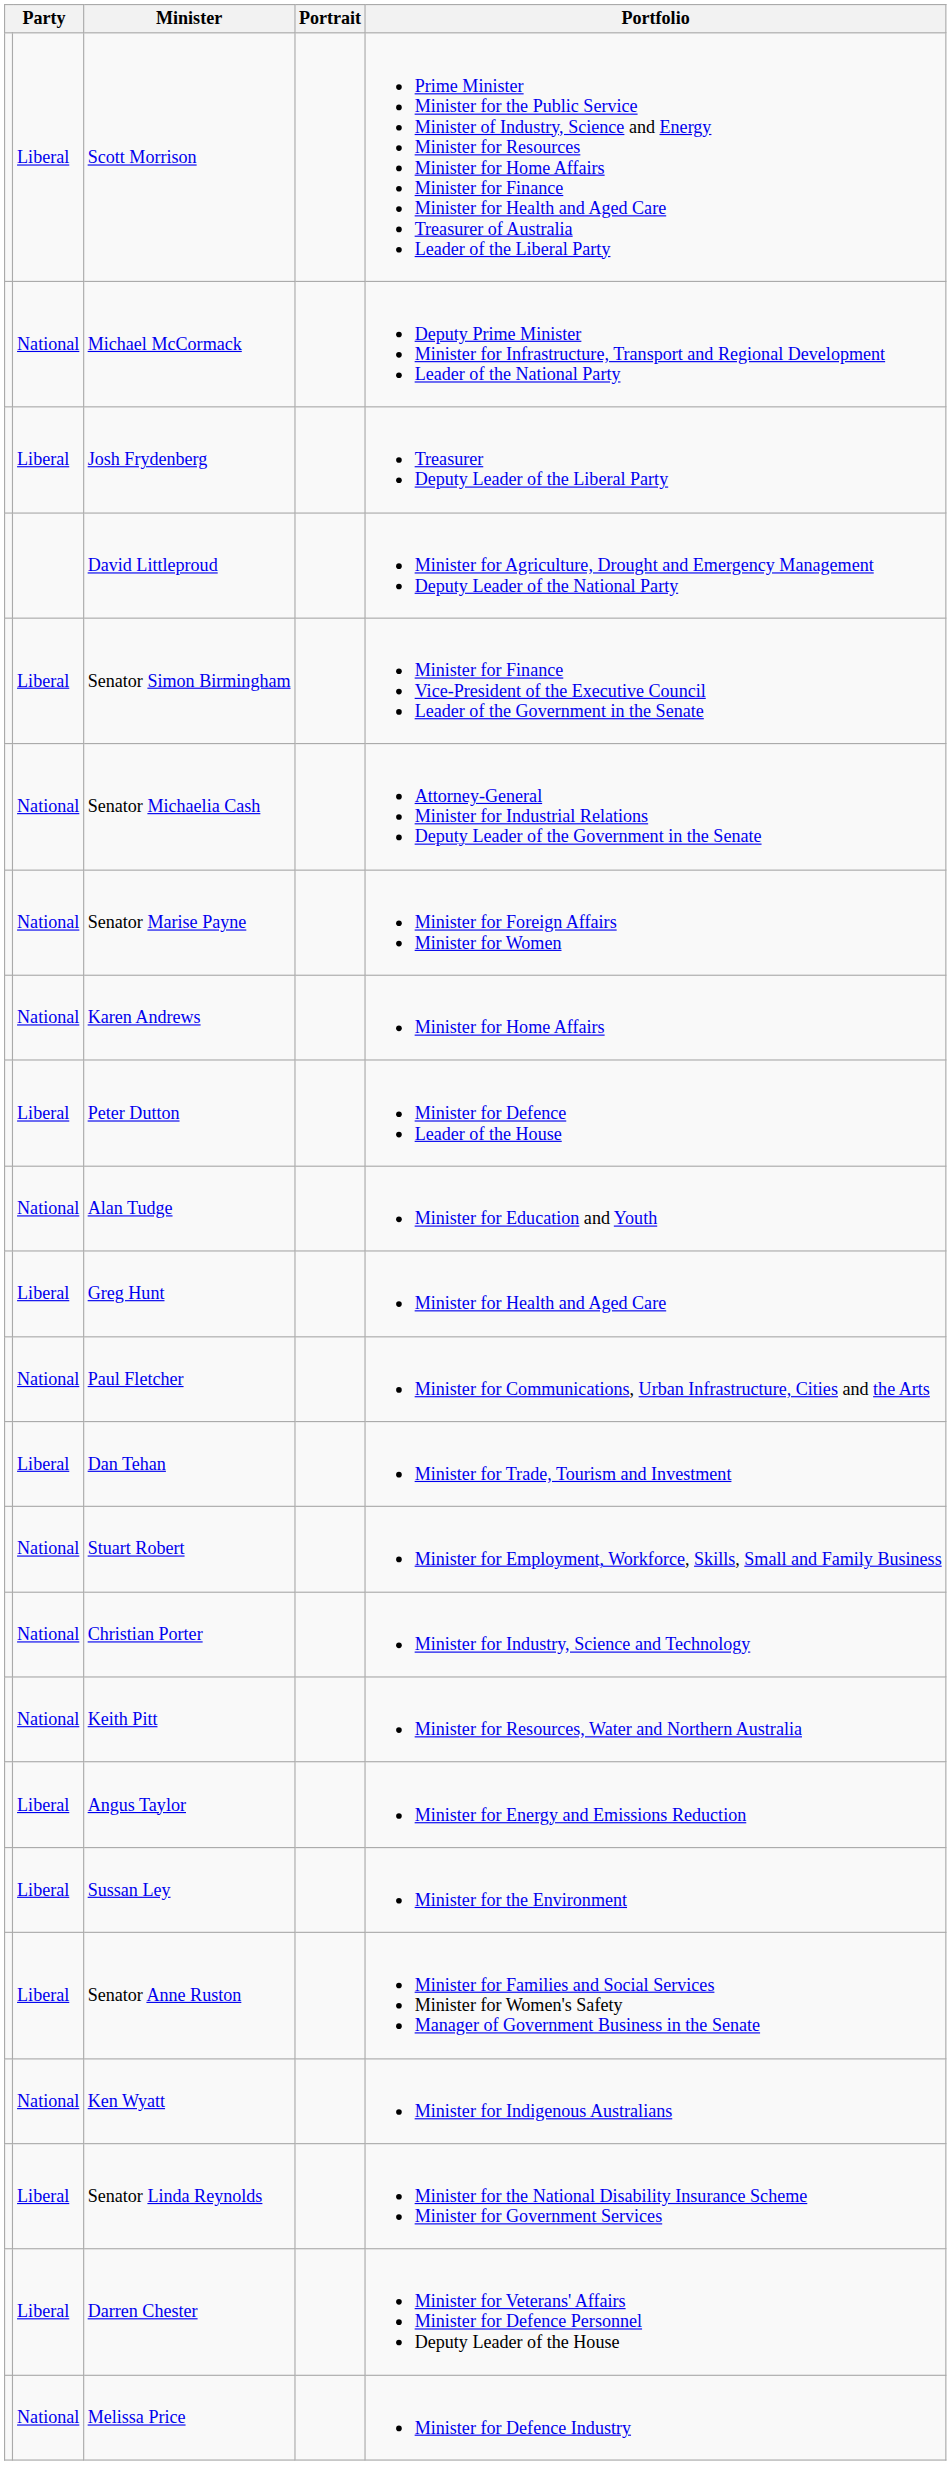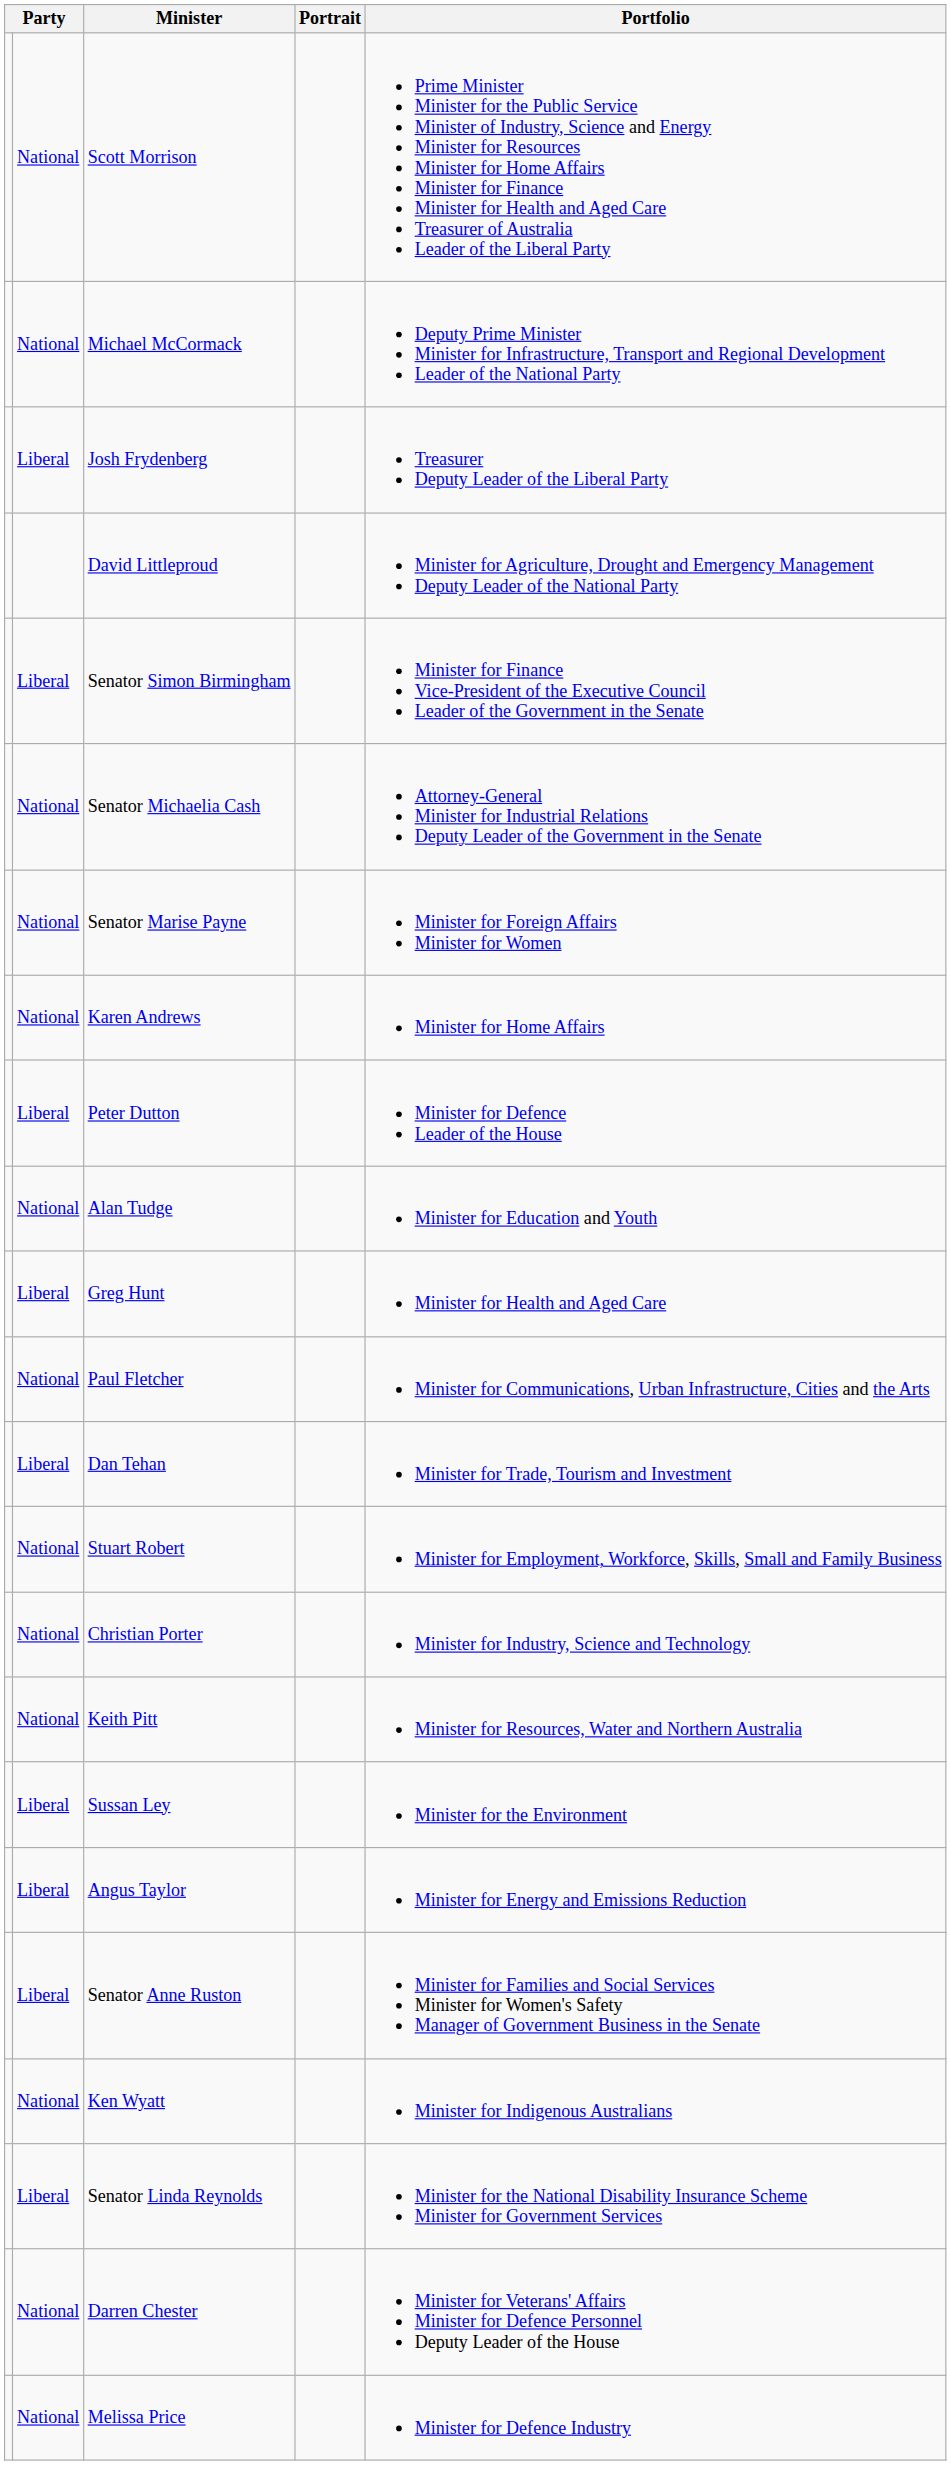(43, 157) Liberal -> (48, 157) National
rows swapped: (137, 1804) <-> (129, 1889)
(43, 2311) Liberal -> (48, 2311) National
